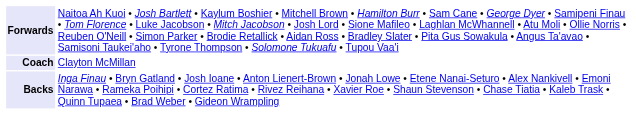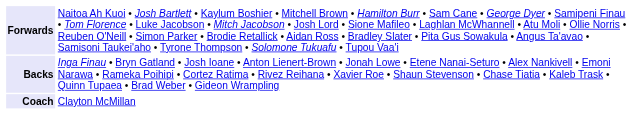rows swapped: (38, 90) <-> (38, 63)
